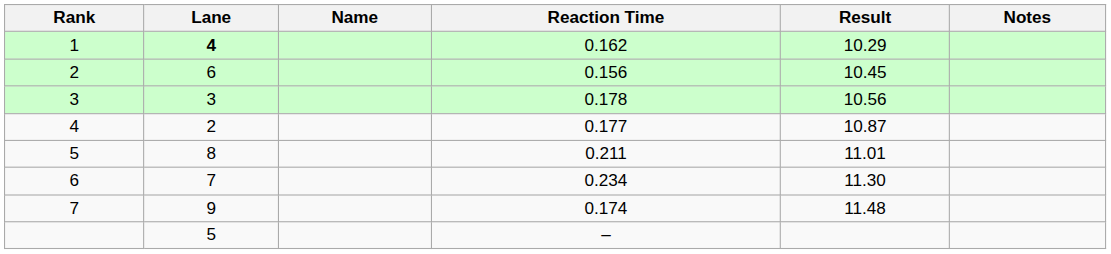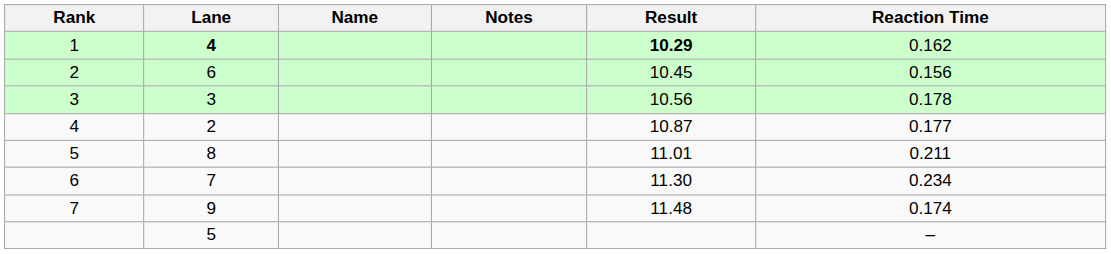columns swapped: (606, 18) <-> (1027, 18)
(865, 45) normal -> (671, 45) bold
